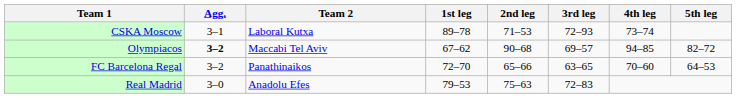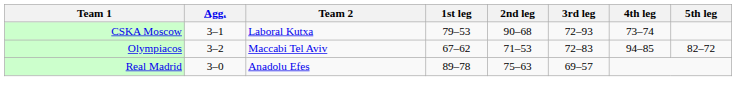(456, 31) 89–78 -> (456, 31) 79–53
(518, 31) 71–53 -> (518, 31) 90–68
(215, 48) bold -> (215, 48) normal
(518, 48) 90–68 -> (518, 48) 71–53
(579, 48) 69–57 -> (579, 48) 72–83
- row: (137, 66)
(456, 84) 79–53 -> (456, 66) 89–78
(579, 84) 72–83 -> (579, 66) 69–57
